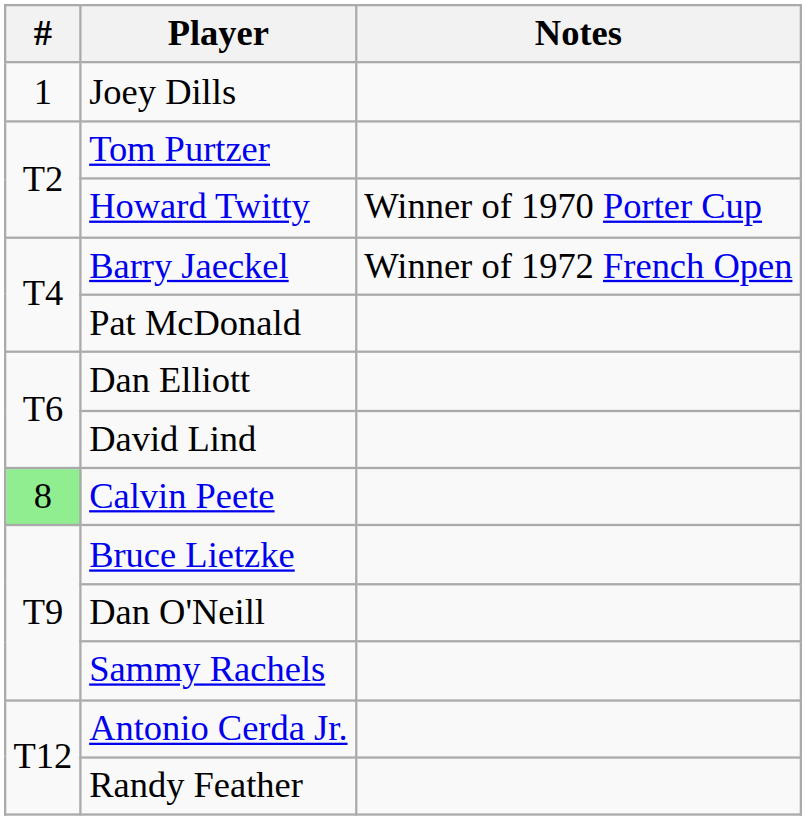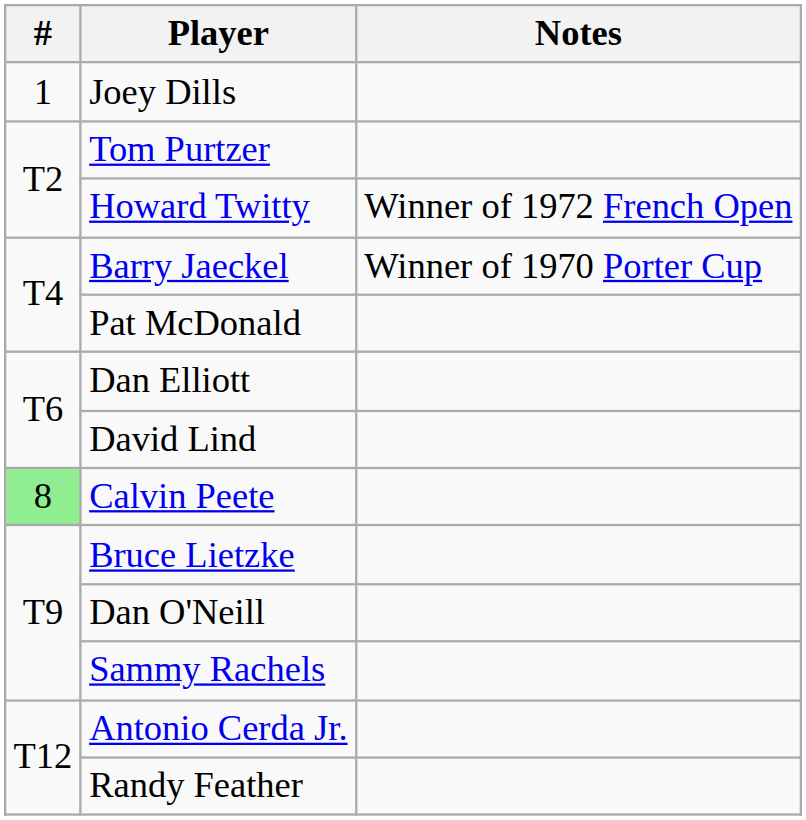(563, 206) Winner of 1970 Porter Cup -> (578, 206) Winner of 1972 French Open
(578, 264) Winner of 1972 French Open -> (563, 264) Winner of 1970 Porter Cup
